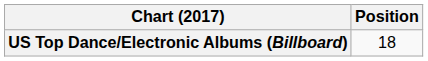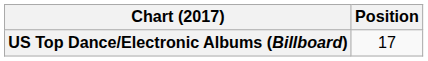(387, 42) 18 -> (387, 42) 17
